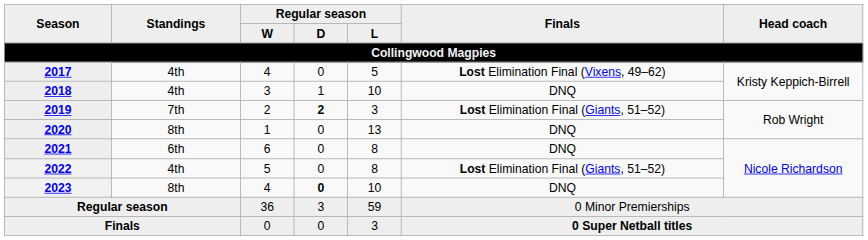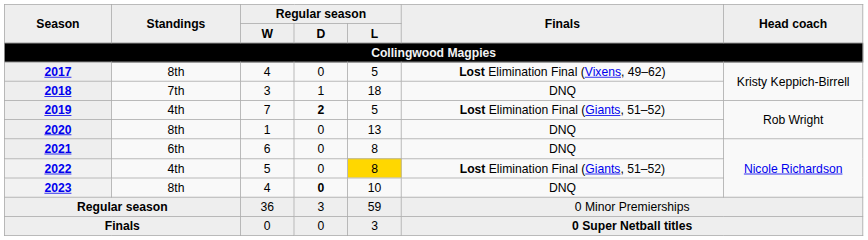(176, 72) 4th -> (176, 72) 8th
(176, 91) 4th -> (176, 91) 7th
(375, 91) 10 -> (375, 91) 18
(176, 110) 7th -> (176, 110) 4th
(267, 110) 2 -> (267, 110) 7
(375, 110) 3 -> (375, 110) 5
(375, 168) no background -> (375, 168) gold background
